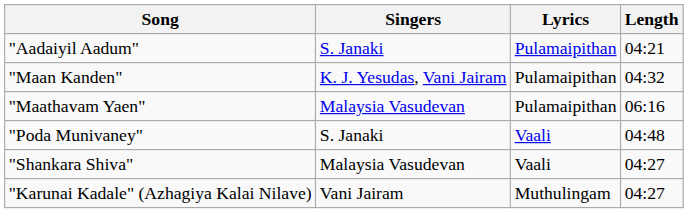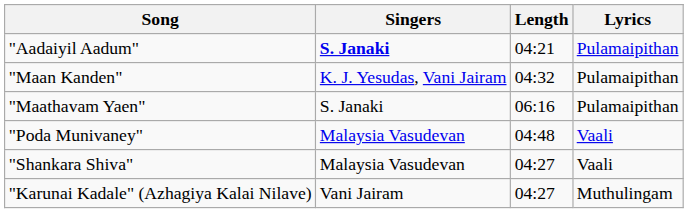columns swapped: (566, 19) <-> (652, 19)
(352, 48) normal -> (355, 48) bold
(392, 106) Malaysia Vasudevan -> (352, 106) S. Janaki
(352, 135) S. Janaki -> (392, 135) Malaysia Vasudevan
